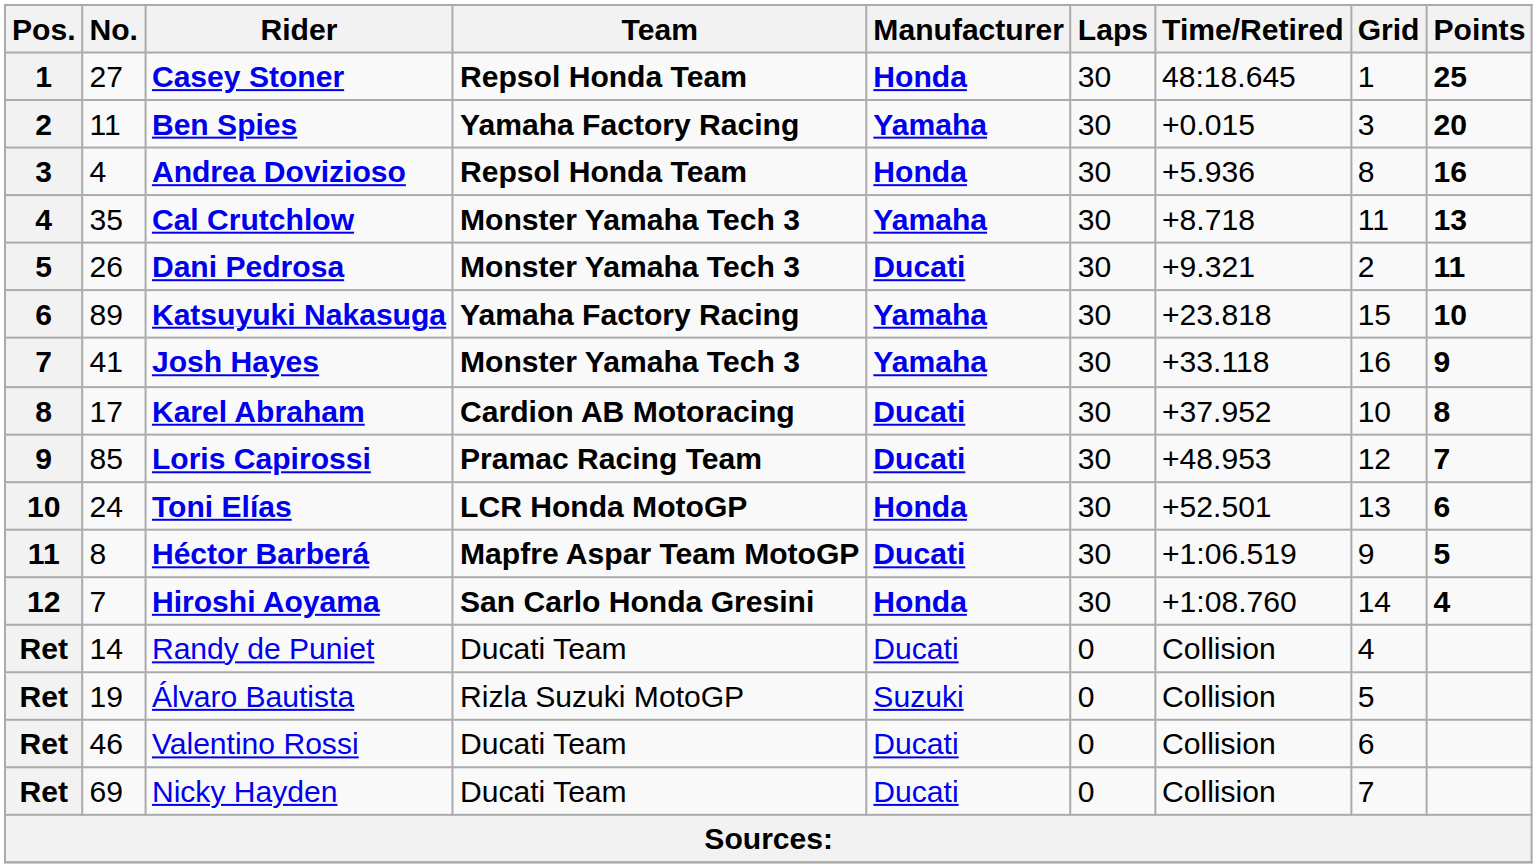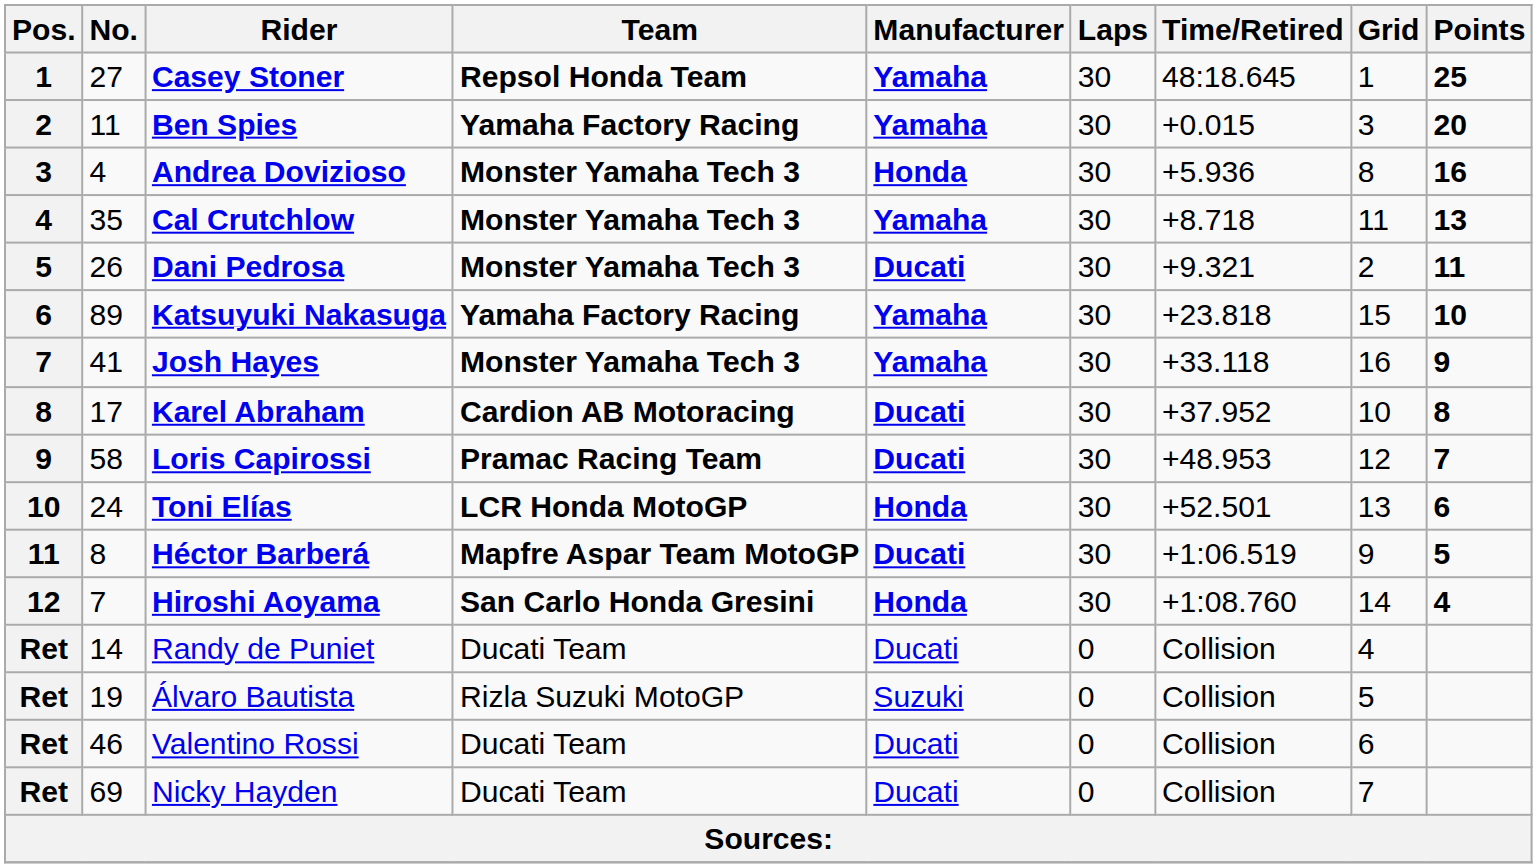(920, 77) Honda -> (930, 77) Yamaha
(603, 172) Repsol Honda Team -> (630, 172) Monster Yamaha Tech 3
(106, 458) 85 -> (106, 458) 58
